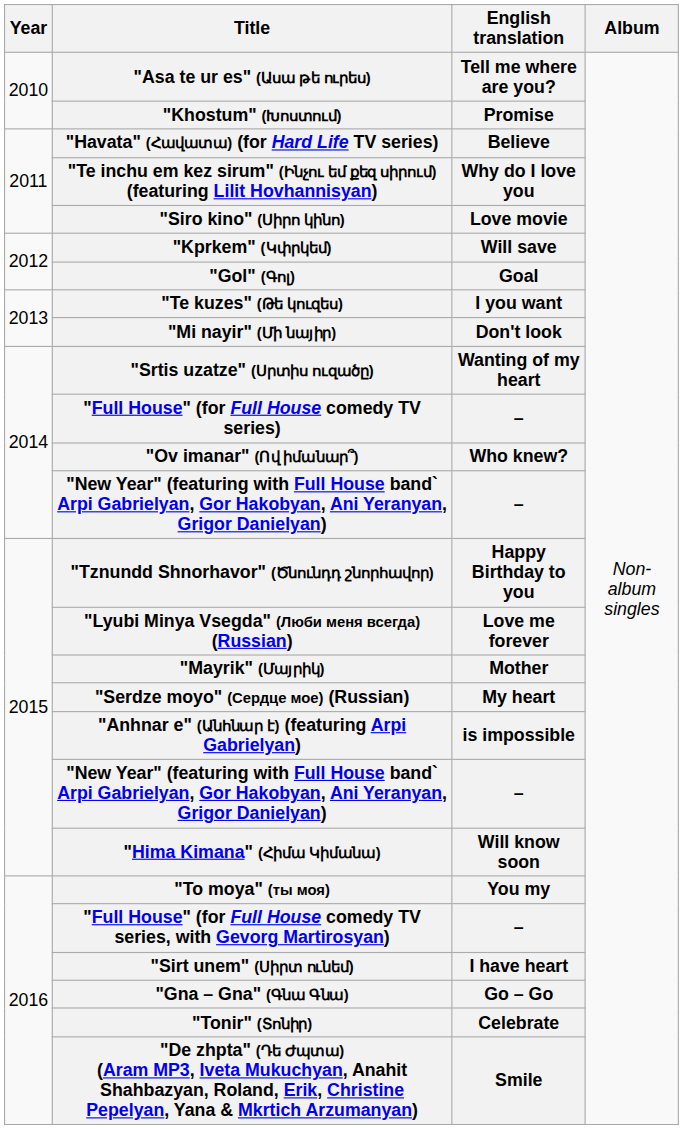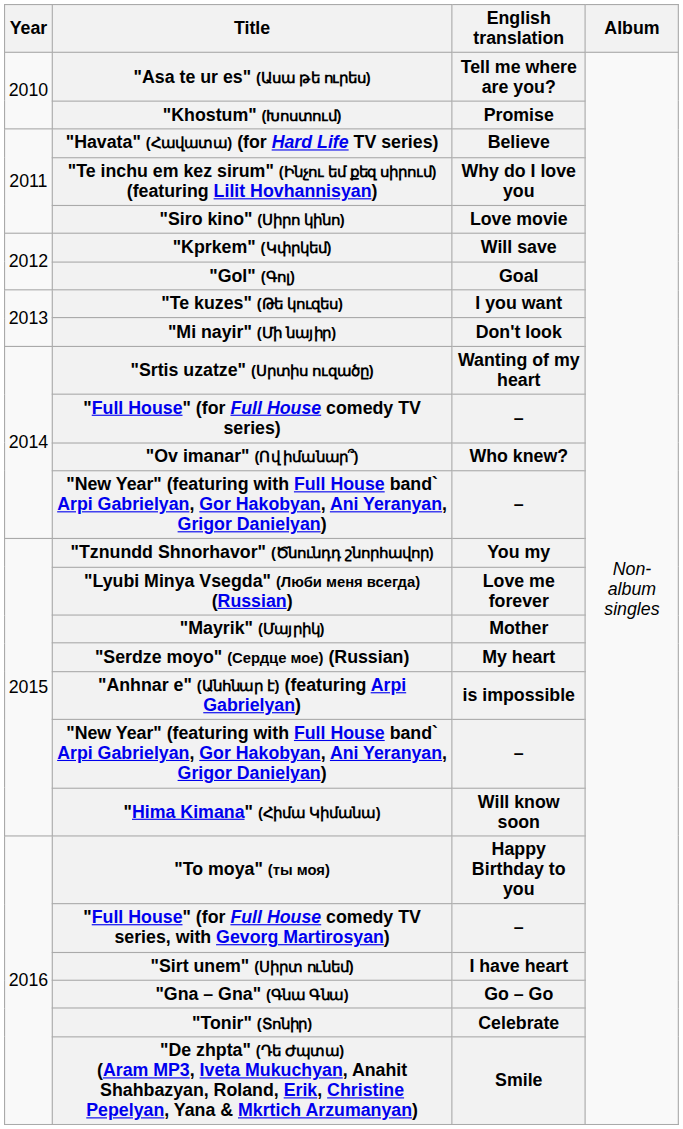(519, 572) Happy Birthday to you -> (519, 552) You my
(519, 889) You my -> (519, 869) Happy Birthday to you
